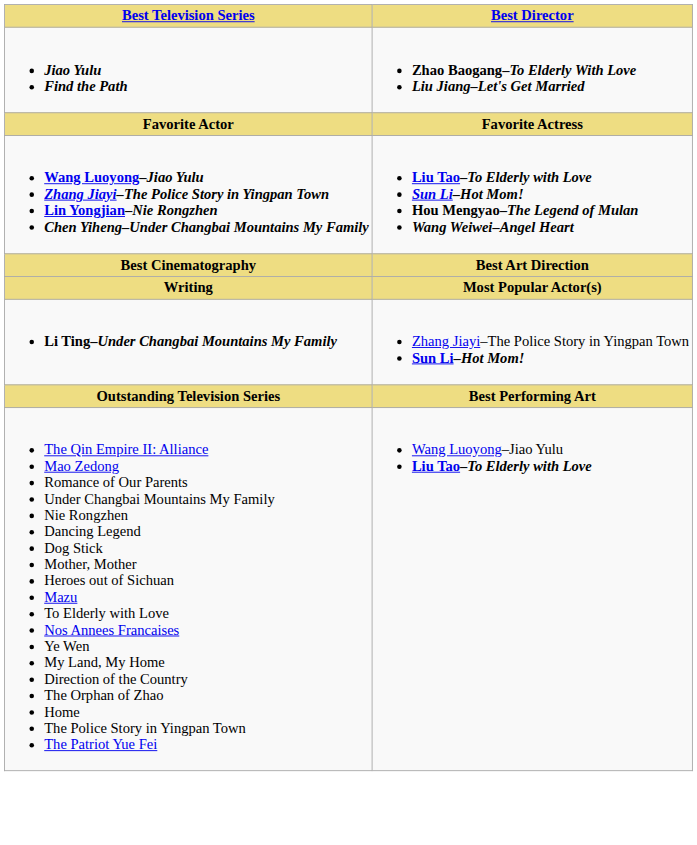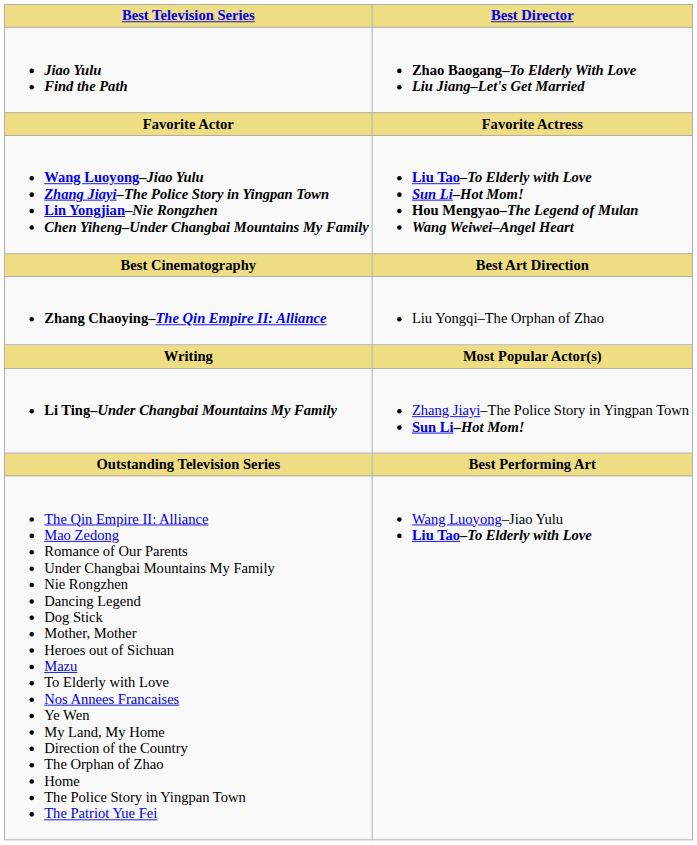+ row: (188, 319)
